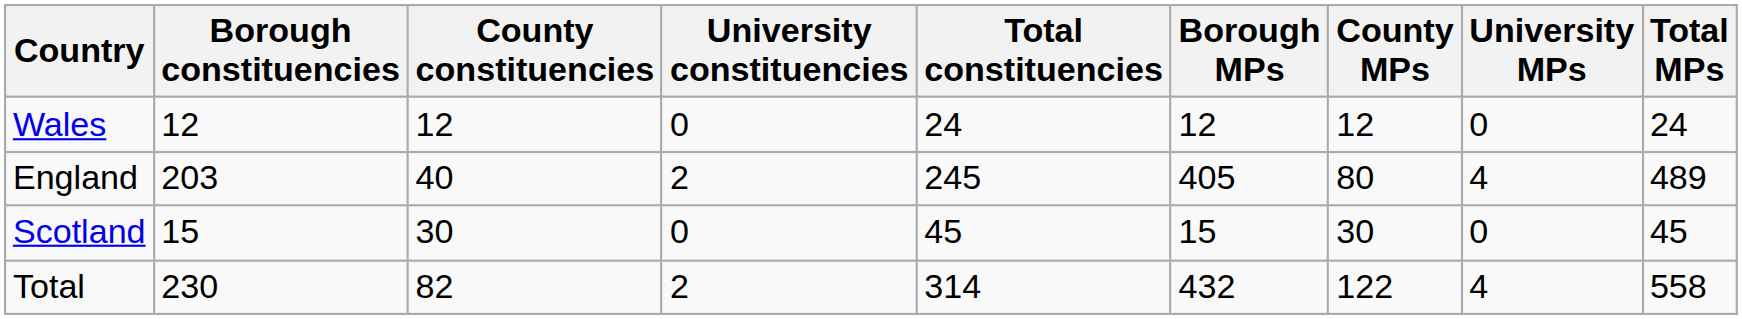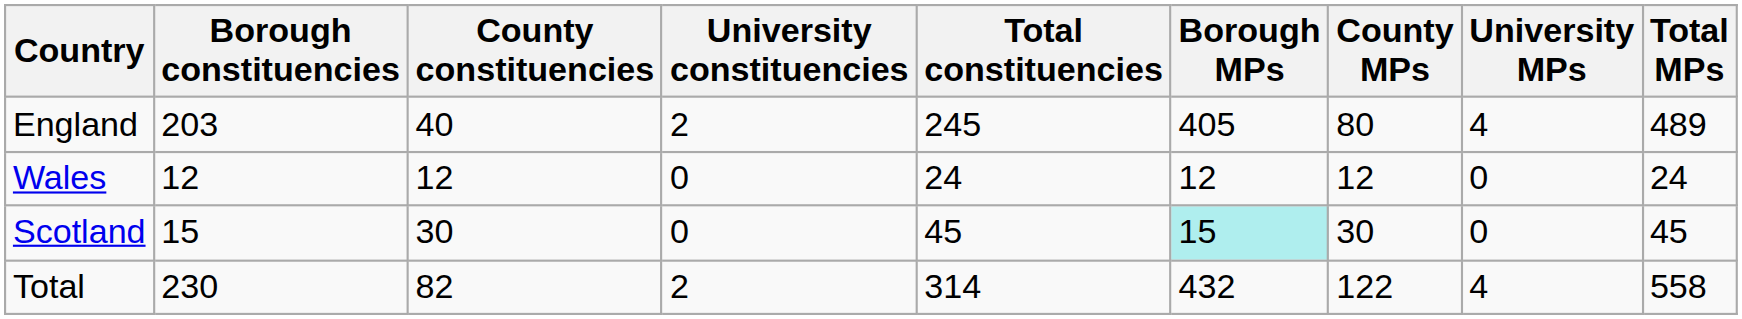rows swapped: (75, 177) <-> (60, 123)
(1198, 232) no background -> (1198, 232) paleturquoise background
